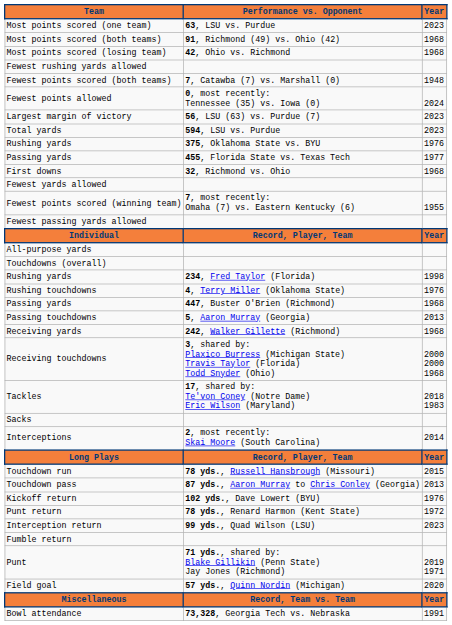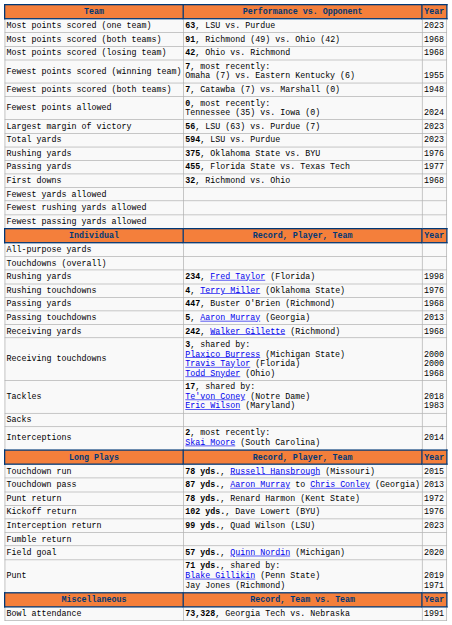rows swapped: (94, 203) <-> (77, 67)
rows swapped: (42, 499) <-> (34, 512)
rows swapped: (17, 562) <-> (32, 586)
